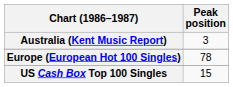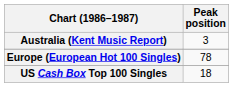(206, 73) 15 -> (206, 73) 18
